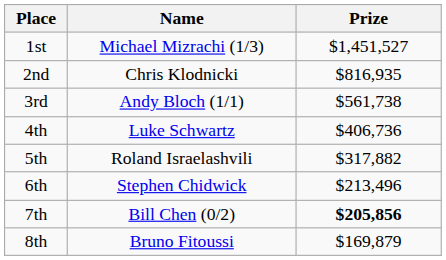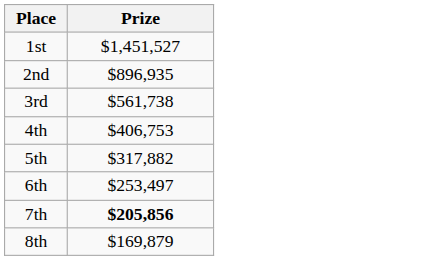- column: (182, 18)
(369, 74) $816,935 -> (140, 74) $896,935
(369, 130) $406,736 -> (140, 130) $406,753
(369, 185) $213,496 -> (140, 185) $253,497
